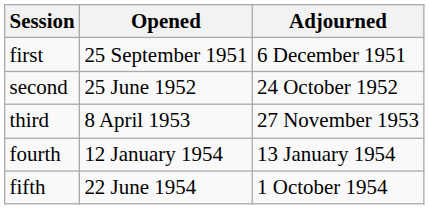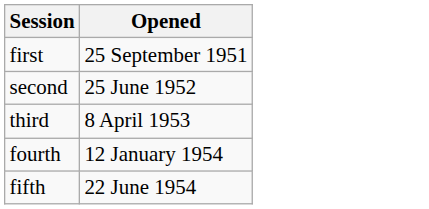- column: (338, 21)
